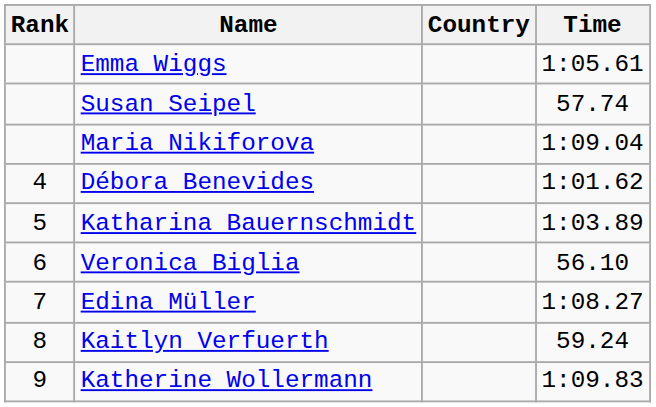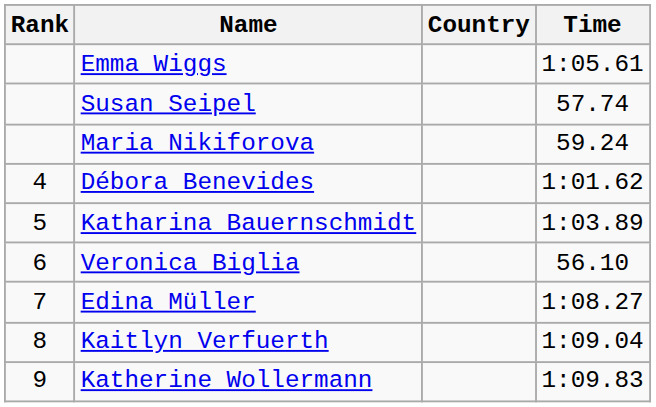(593, 144) 1:09.04 -> (593, 144) 59.24
(593, 342) 59.24 -> (593, 342) 1:09.04
